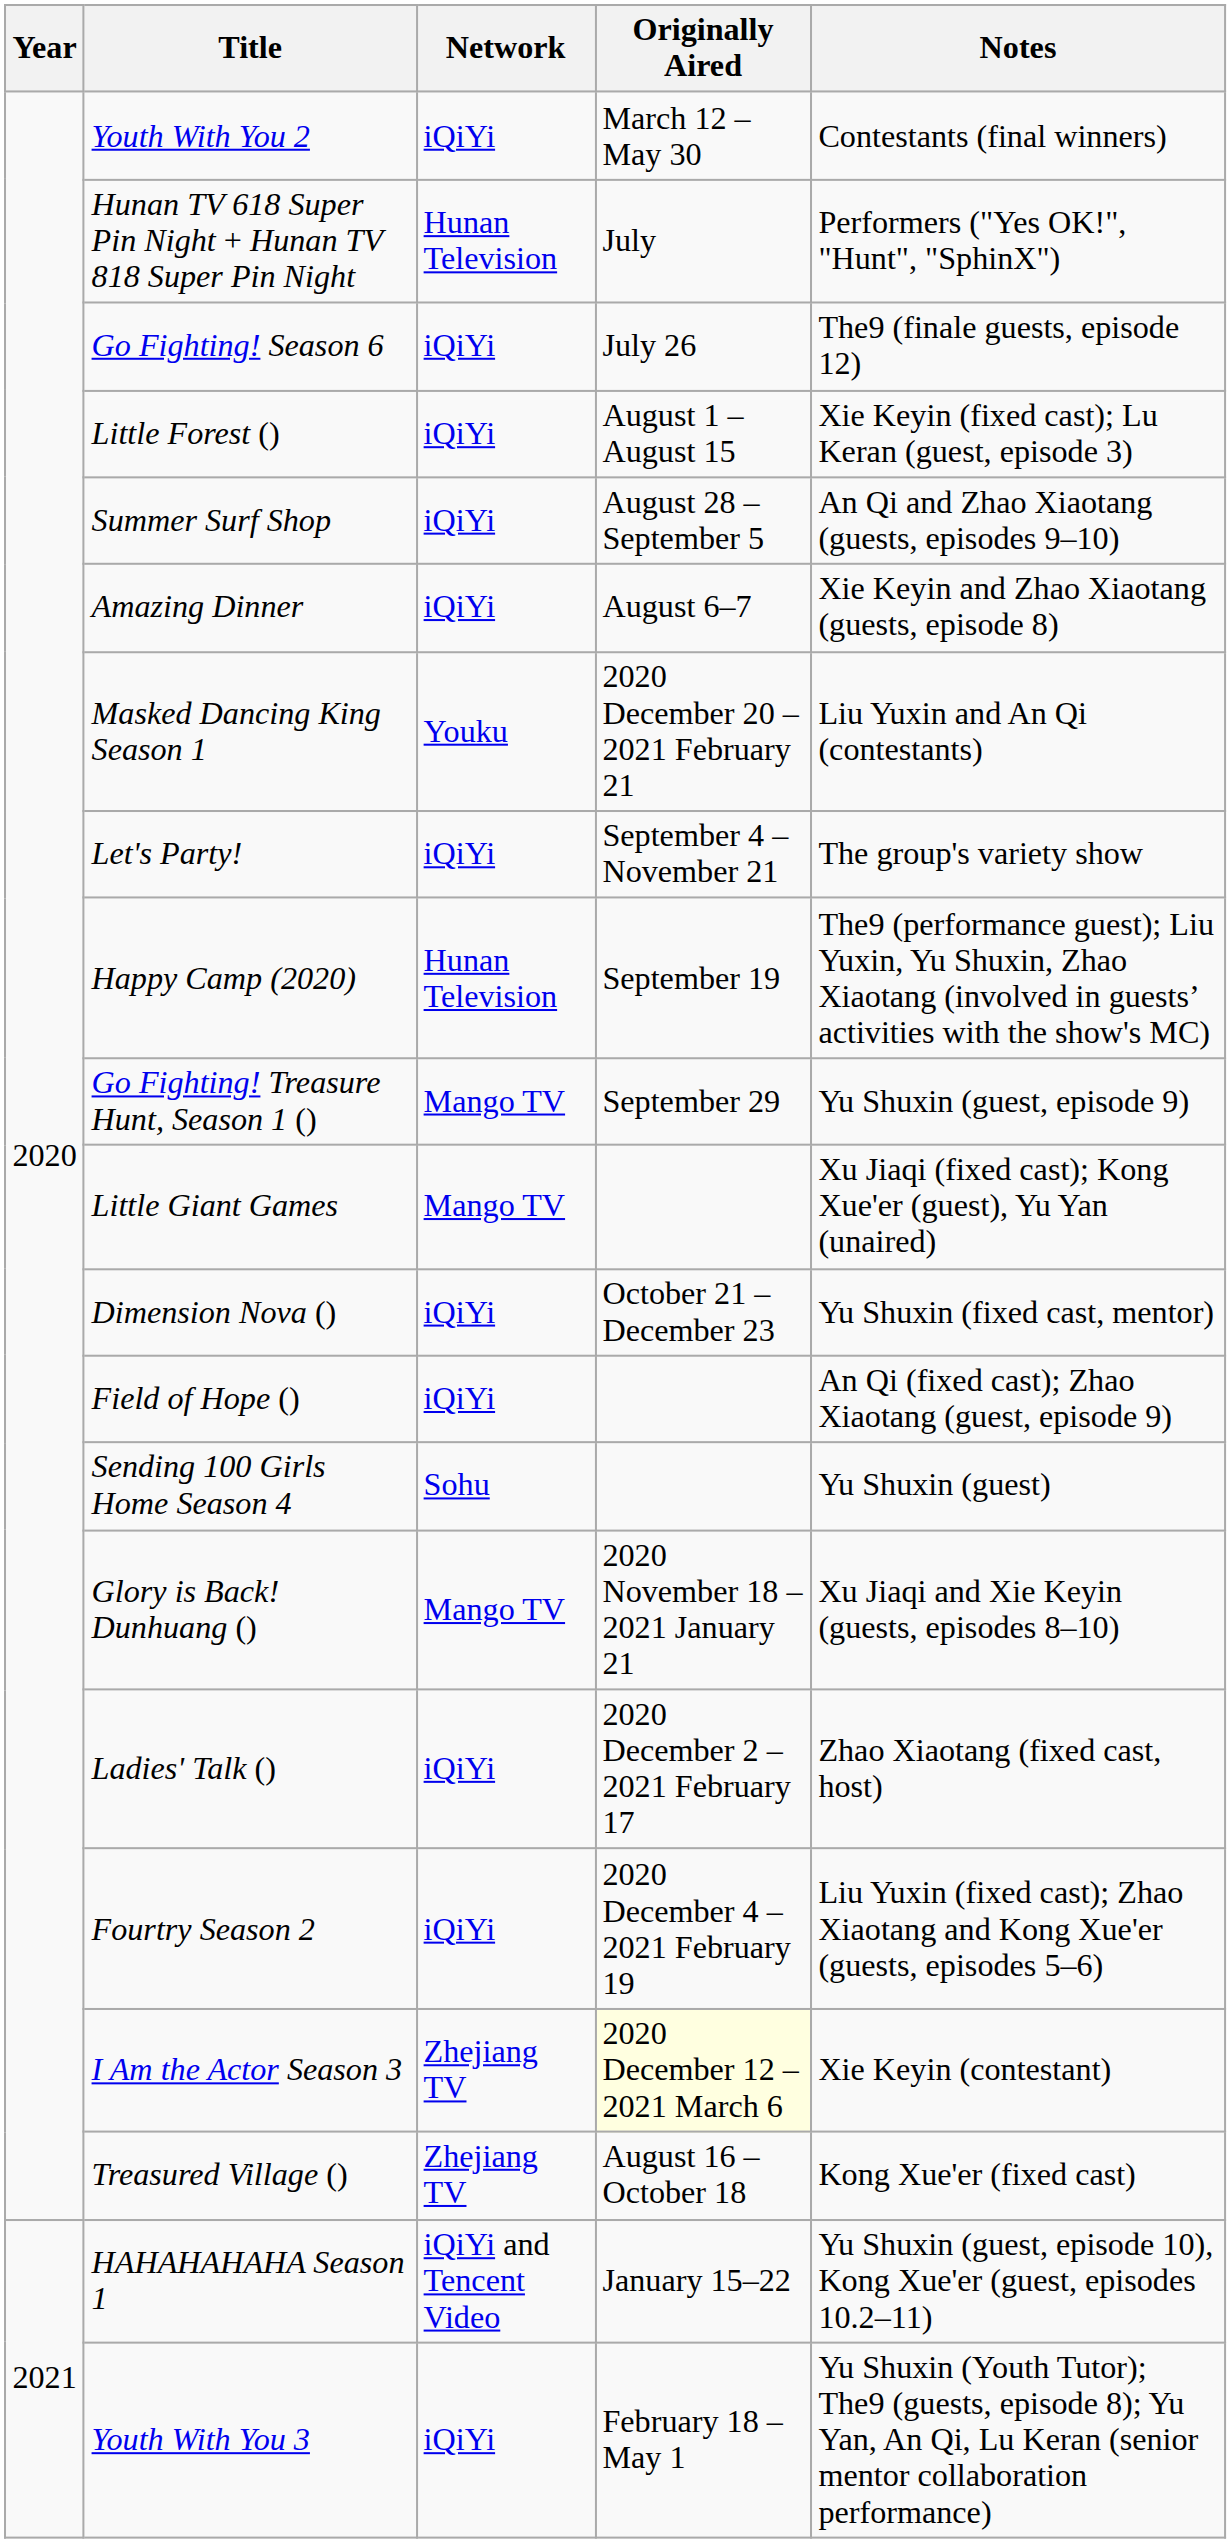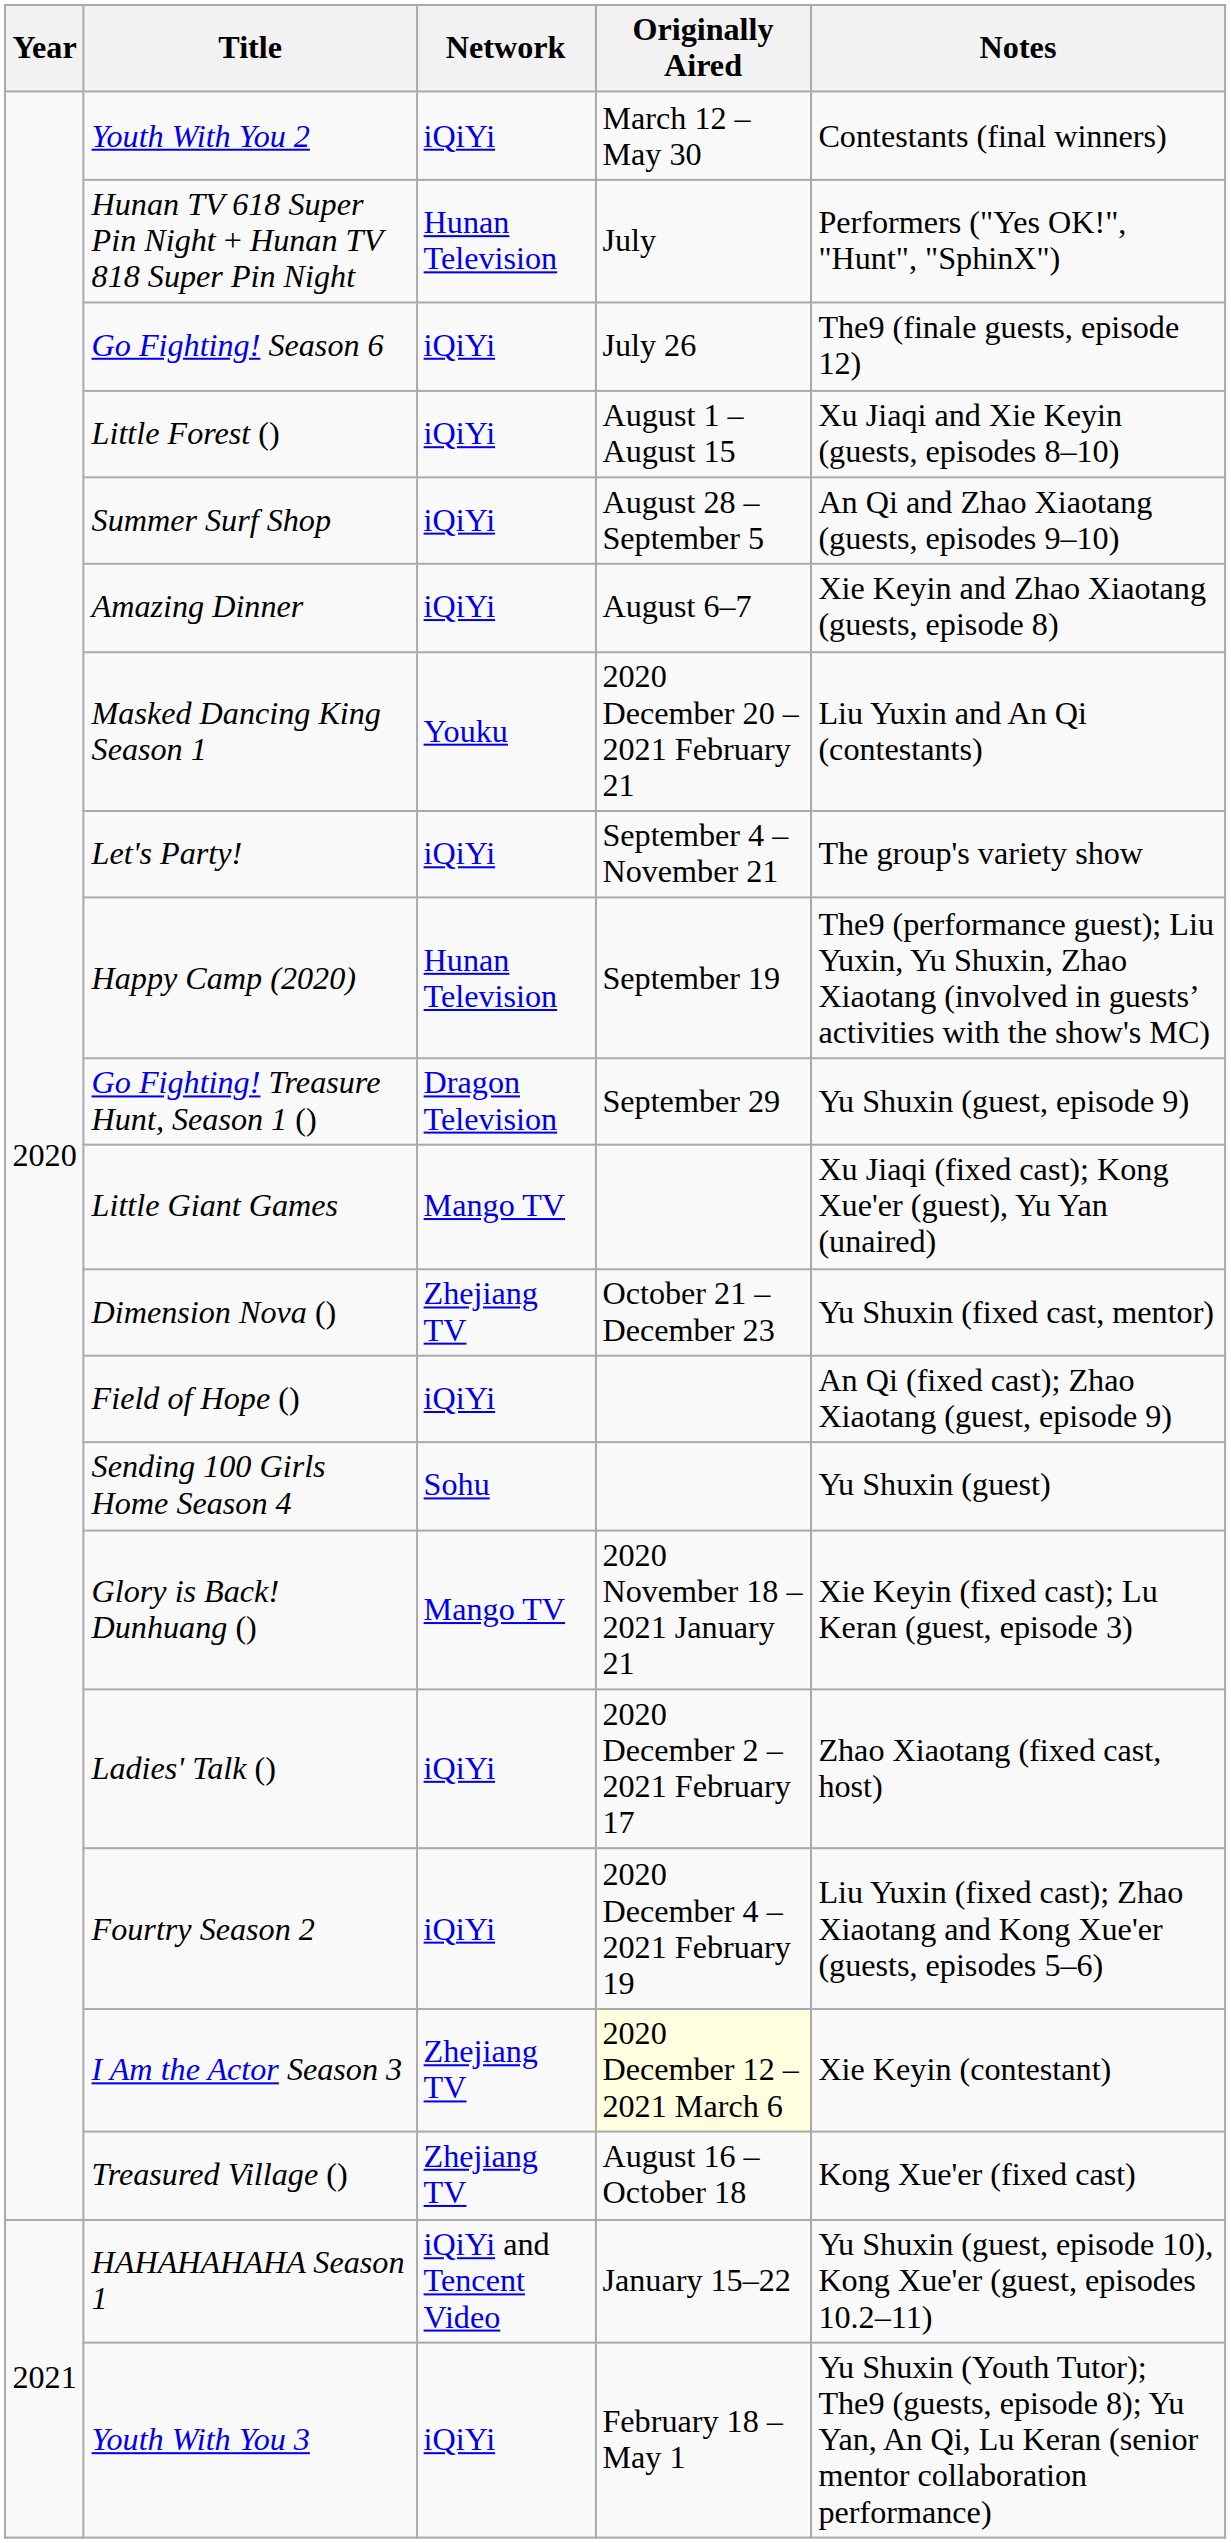(988, 433) Xie Keyin (fixed cast); Lu Keran (guest, episode 3) -> (970, 433) Xu Jiaqi and Xie Keyin (guests, episodes 8–10)
(494, 1100) Mango TV -> (490, 1100) Dragon Television
(459, 1311) iQiYi -> (481, 1311) Zhejiang TV
(970, 1609) Xu Jiaqi and Xie Keyin (guests, episodes 8–10) -> (988, 1609) Xie Keyin (fixed cast); Lu Keran (guest, episode 3)
